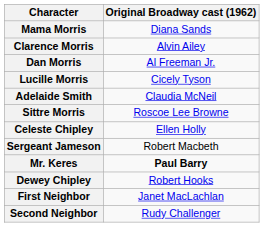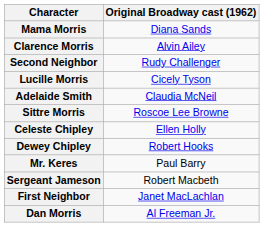rows swapped: (54, 63) <-> (54, 213)
rows swapped: (54, 180) <-> (54, 146)
(181, 163) bold -> (181, 163) normal
